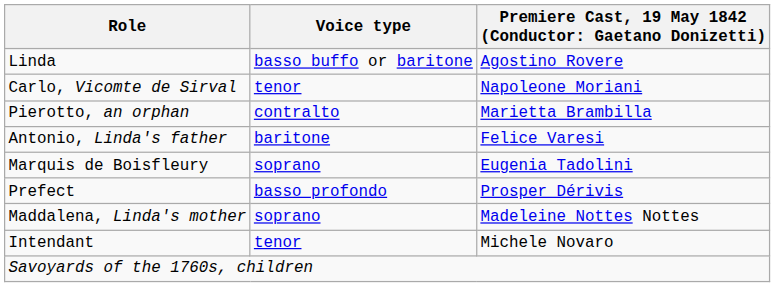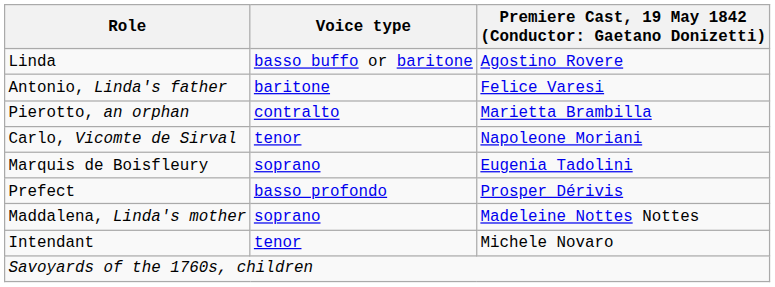rows swapped: (123, 88) <-> (118, 139)
